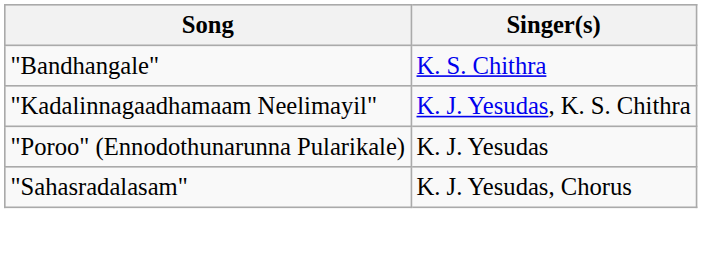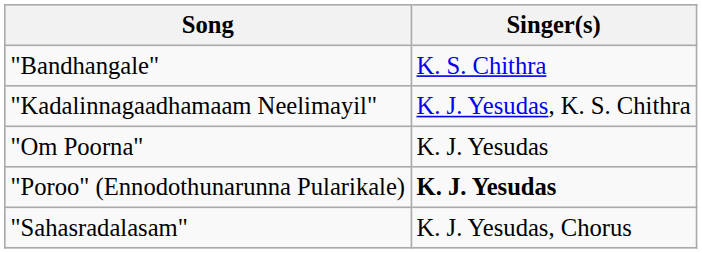+ row: (77, 146)
(482, 146) normal -> (486, 187) bold
